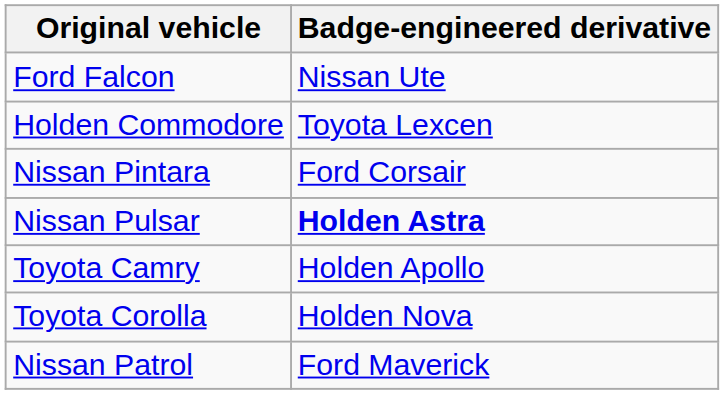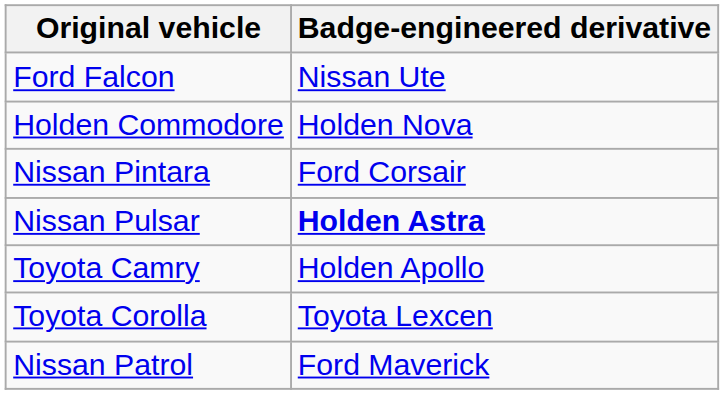(395, 124) Toyota Lexcen -> (385, 124) Holden Nova
(385, 316) Holden Nova -> (395, 316) Toyota Lexcen
